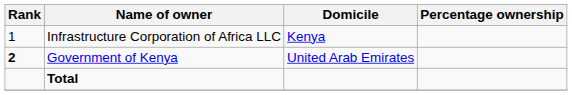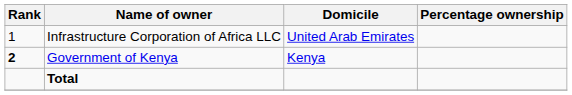(306, 36) Kenya -> (351, 36) United Arab Emirates
(351, 57) United Arab Emirates -> (306, 57) Kenya
